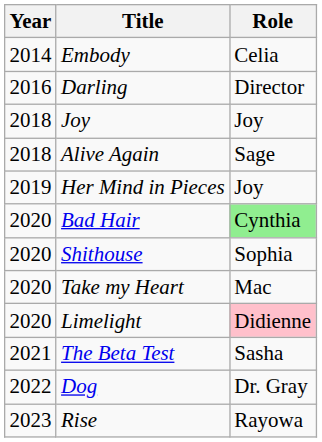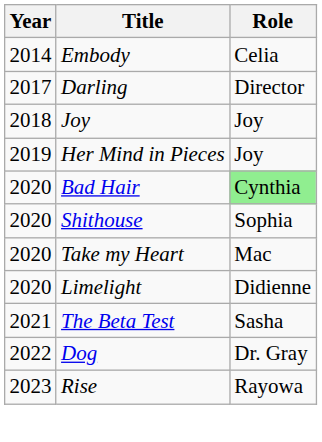(30, 87) 2016 -> (30, 87) 2017
- row: (110, 154)
(273, 320) pink background -> (273, 287) no background
